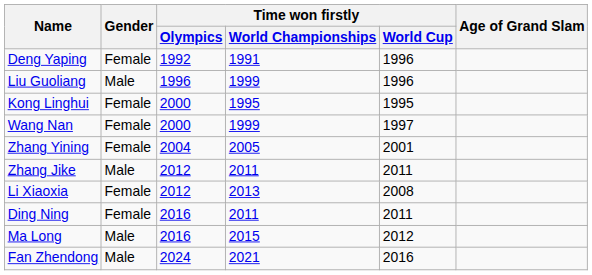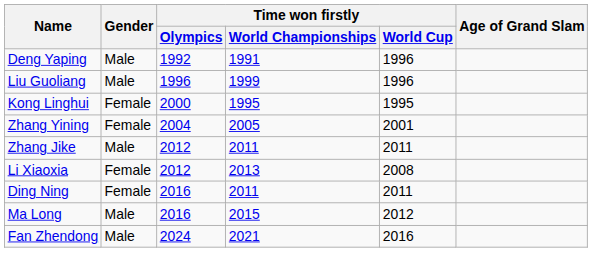(128, 59) Female -> (120, 59) Male
- row: (40, 125)
